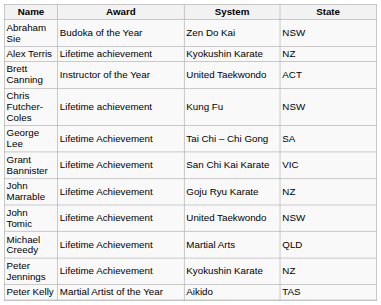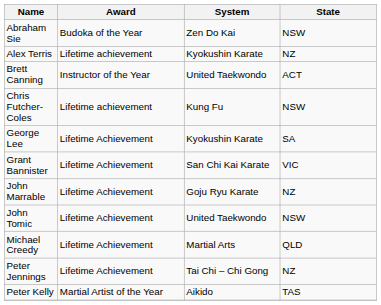(227, 139) Tai Chi – Chi Gong -> (225, 139) Kyokushin Karate
(225, 271) Kyokushin Karate -> (227, 271) Tai Chi – Chi Gong
